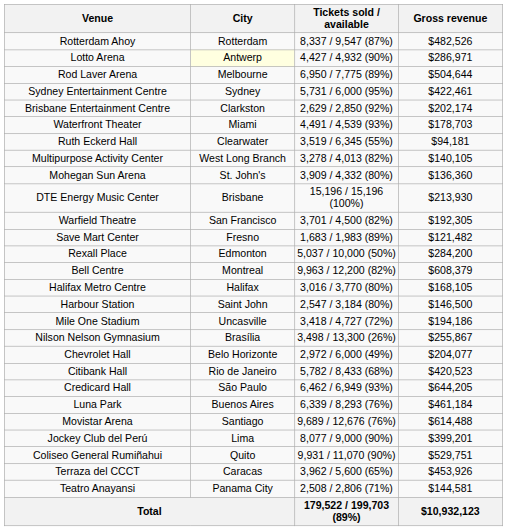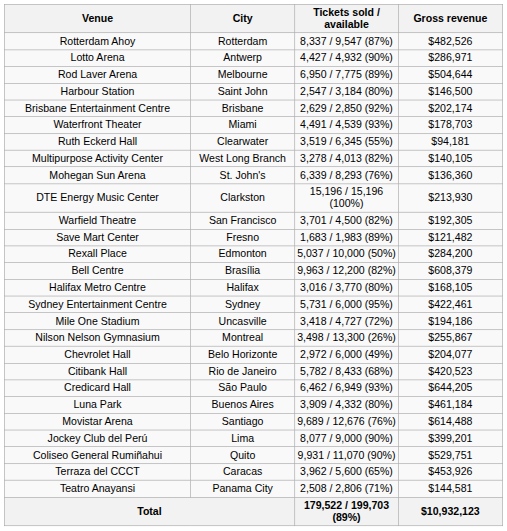(243, 58) lightyellow background -> (243, 58) no background
rows swapped: (98, 91) <-> (98, 304)
(243, 108) Clarkston -> (243, 108) Brisbane
(346, 175) 3,909 / 4,332 (80%) -> (346, 175) 6,339 / 8,293 (76%)
(243, 198) Brisbane -> (243, 198) Clarkston
(243, 271) Montreal -> (243, 271) Brasília
(243, 338) Brasília -> (243, 338) Montreal
(346, 405) 6,339 / 8,293 (76%) -> (346, 405) 3,909 / 4,332 (80%)
